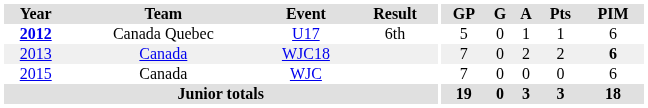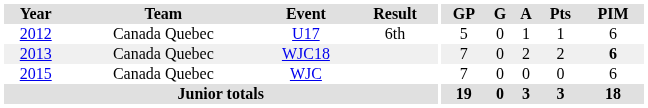(36, 34) bold -> (36, 34) normal
(163, 54) Canada -> (163, 54) Canada Quebec
(163, 74) Canada -> (163, 74) Canada Quebec
